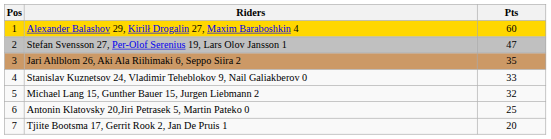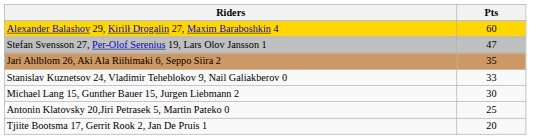- column: (14, 12)
(511, 93) 32 -> (491, 93) 30
